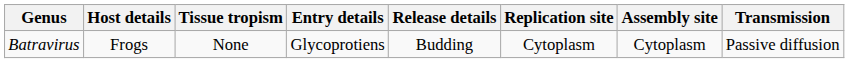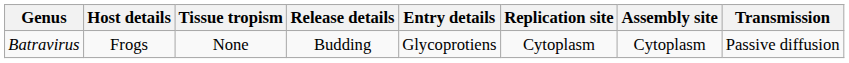columns swapped: (338, 17) <-> (445, 17)
